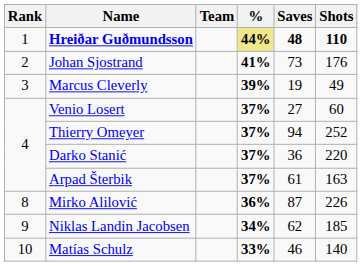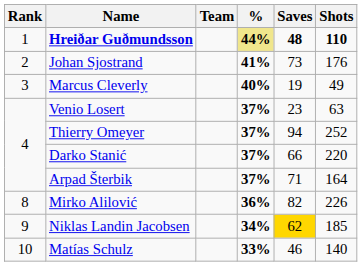(256, 86) 39% -> (256, 86) 40%
(295, 109) 27 -> (295, 109) 23
(336, 109) 60 -> (336, 109) 63
(295, 156) 36 -> (295, 156) 66
(295, 179) 61 -> (295, 179) 71
(336, 179) 163 -> (336, 179) 164
(295, 202) 87 -> (295, 202) 82
(295, 226) no background -> (295, 226) gold background
